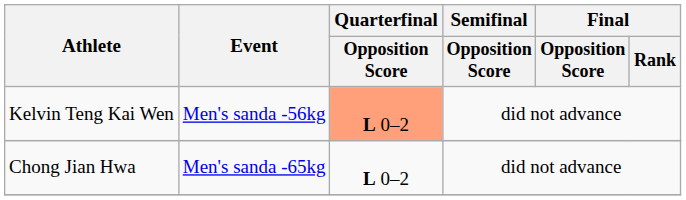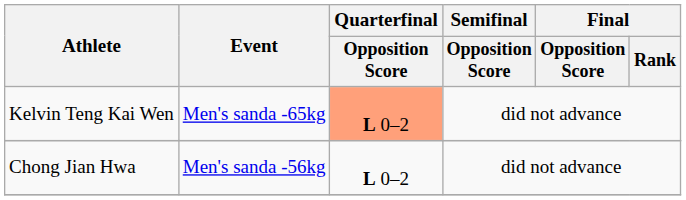(254, 113) Men's sanda -56kg -> (254, 113) Men's sanda -65kg
(254, 167) Men's sanda -65kg -> (254, 167) Men's sanda -56kg
